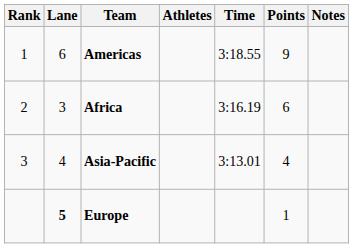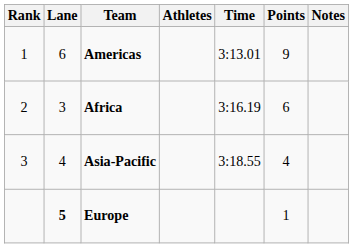(240, 53) 3:18.55 -> (240, 53) 3:13.01
(240, 161) 3:13.01 -> (240, 161) 3:18.55
